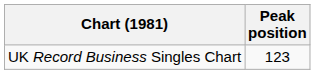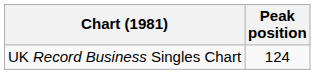(277, 57) 123 -> (277, 57) 124
